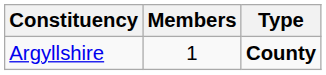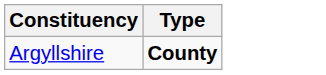- column: (192, 20)
